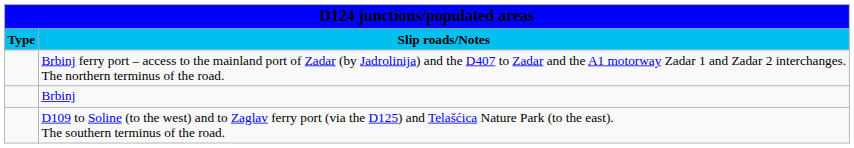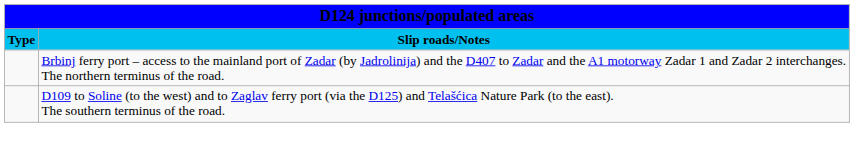- row: (58, 96)
